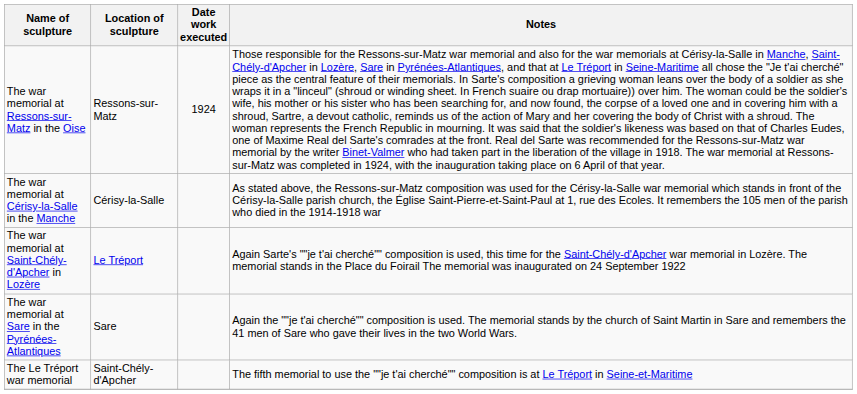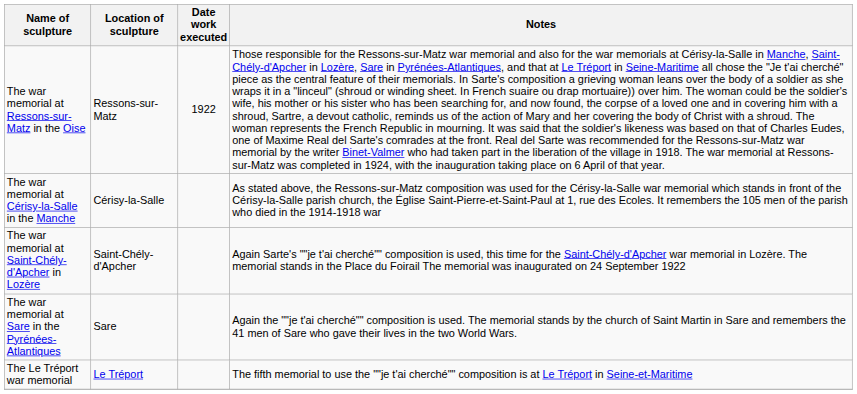(204, 109) 1924 -> (204, 109) 1922
(118, 260) Le Tréport -> (123, 260) Saint-Chély-d'Apcher
(123, 374) Saint-Chély-d'Apcher -> (118, 374) Le Tréport
